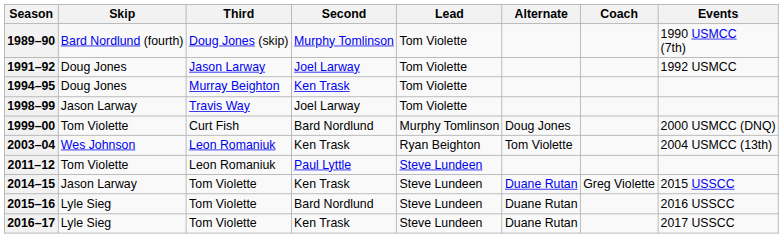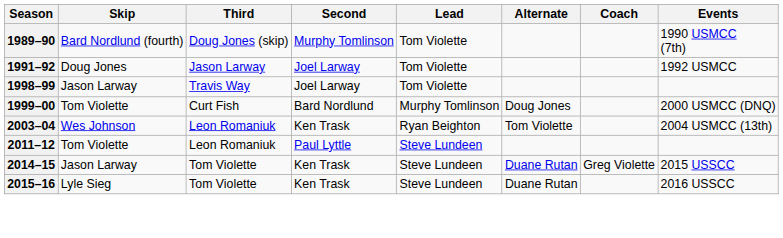- row: (31, 86)
(334, 203) Bard Nordlund -> (322, 184) Ken Trask
- row: (31, 223)
